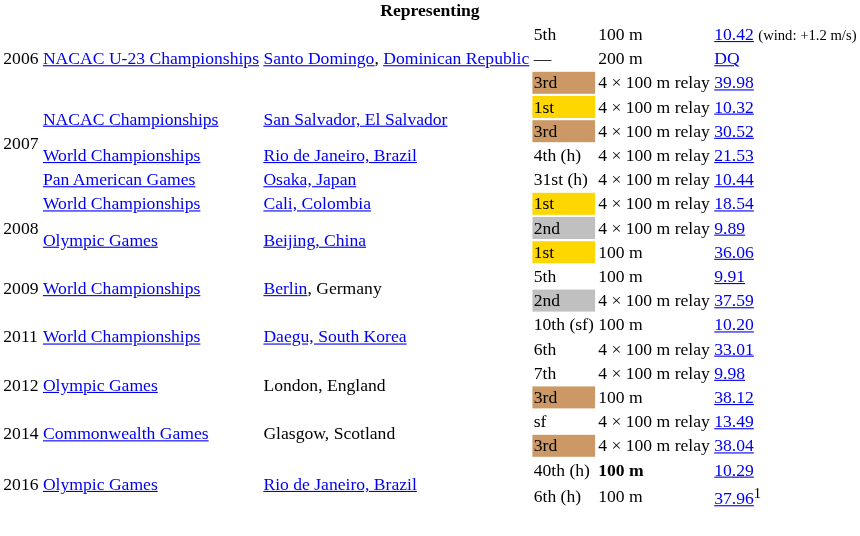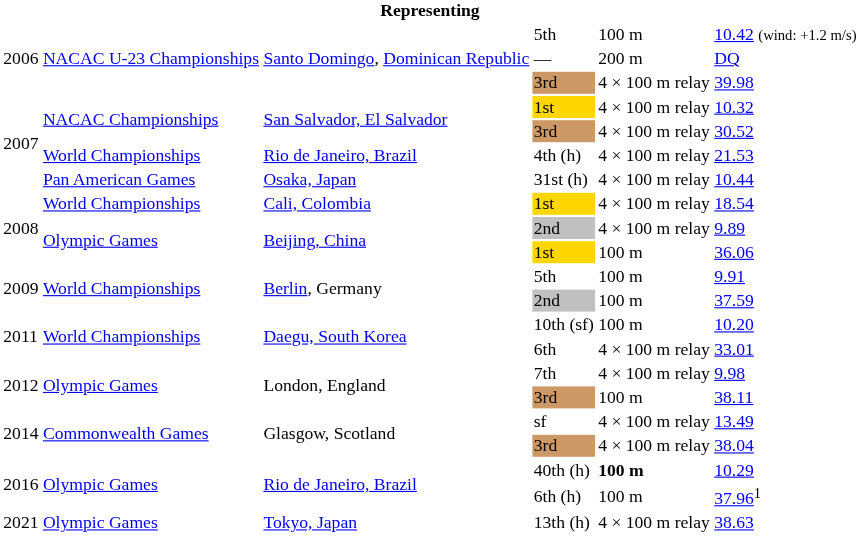(654, 300) 4 × 100 m relay -> (620, 300) 100 m
(734, 397) 38.12 -> (734, 397) 38.11
+ row: (310, 523)
